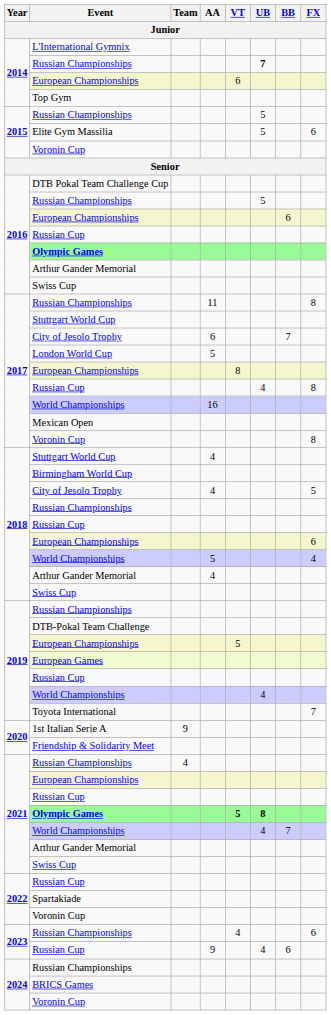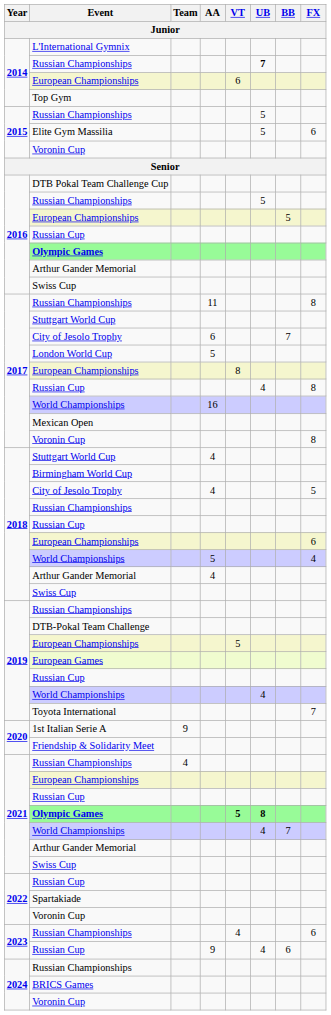(288, 217) 6 -> (288, 217) 5
